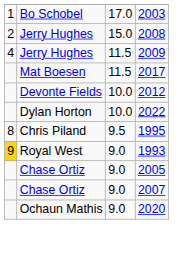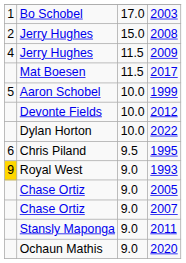+ row: (164, 92)
(11, 131) 8 -> (11, 151) 6
+ row: (164, 229)
